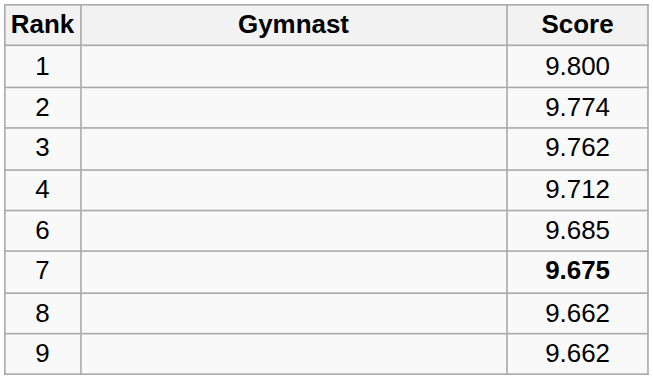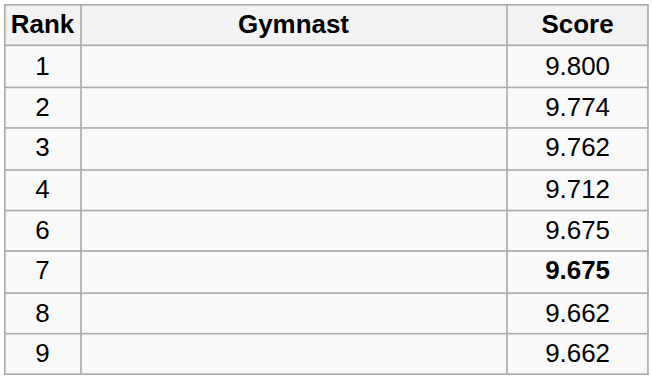(578, 230) 9.685 -> (578, 230) 9.675
